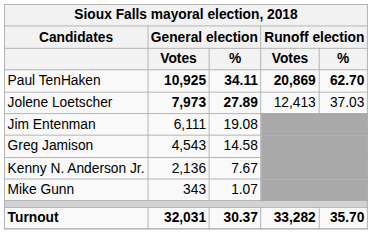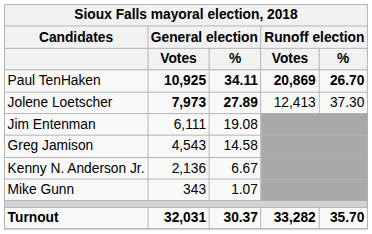(347, 80) 62.70 -> (347, 80) 26.70
(347, 102) 37.03 -> (347, 102) 37.30
(245, 168) 7.67 -> (245, 168) 6.67
